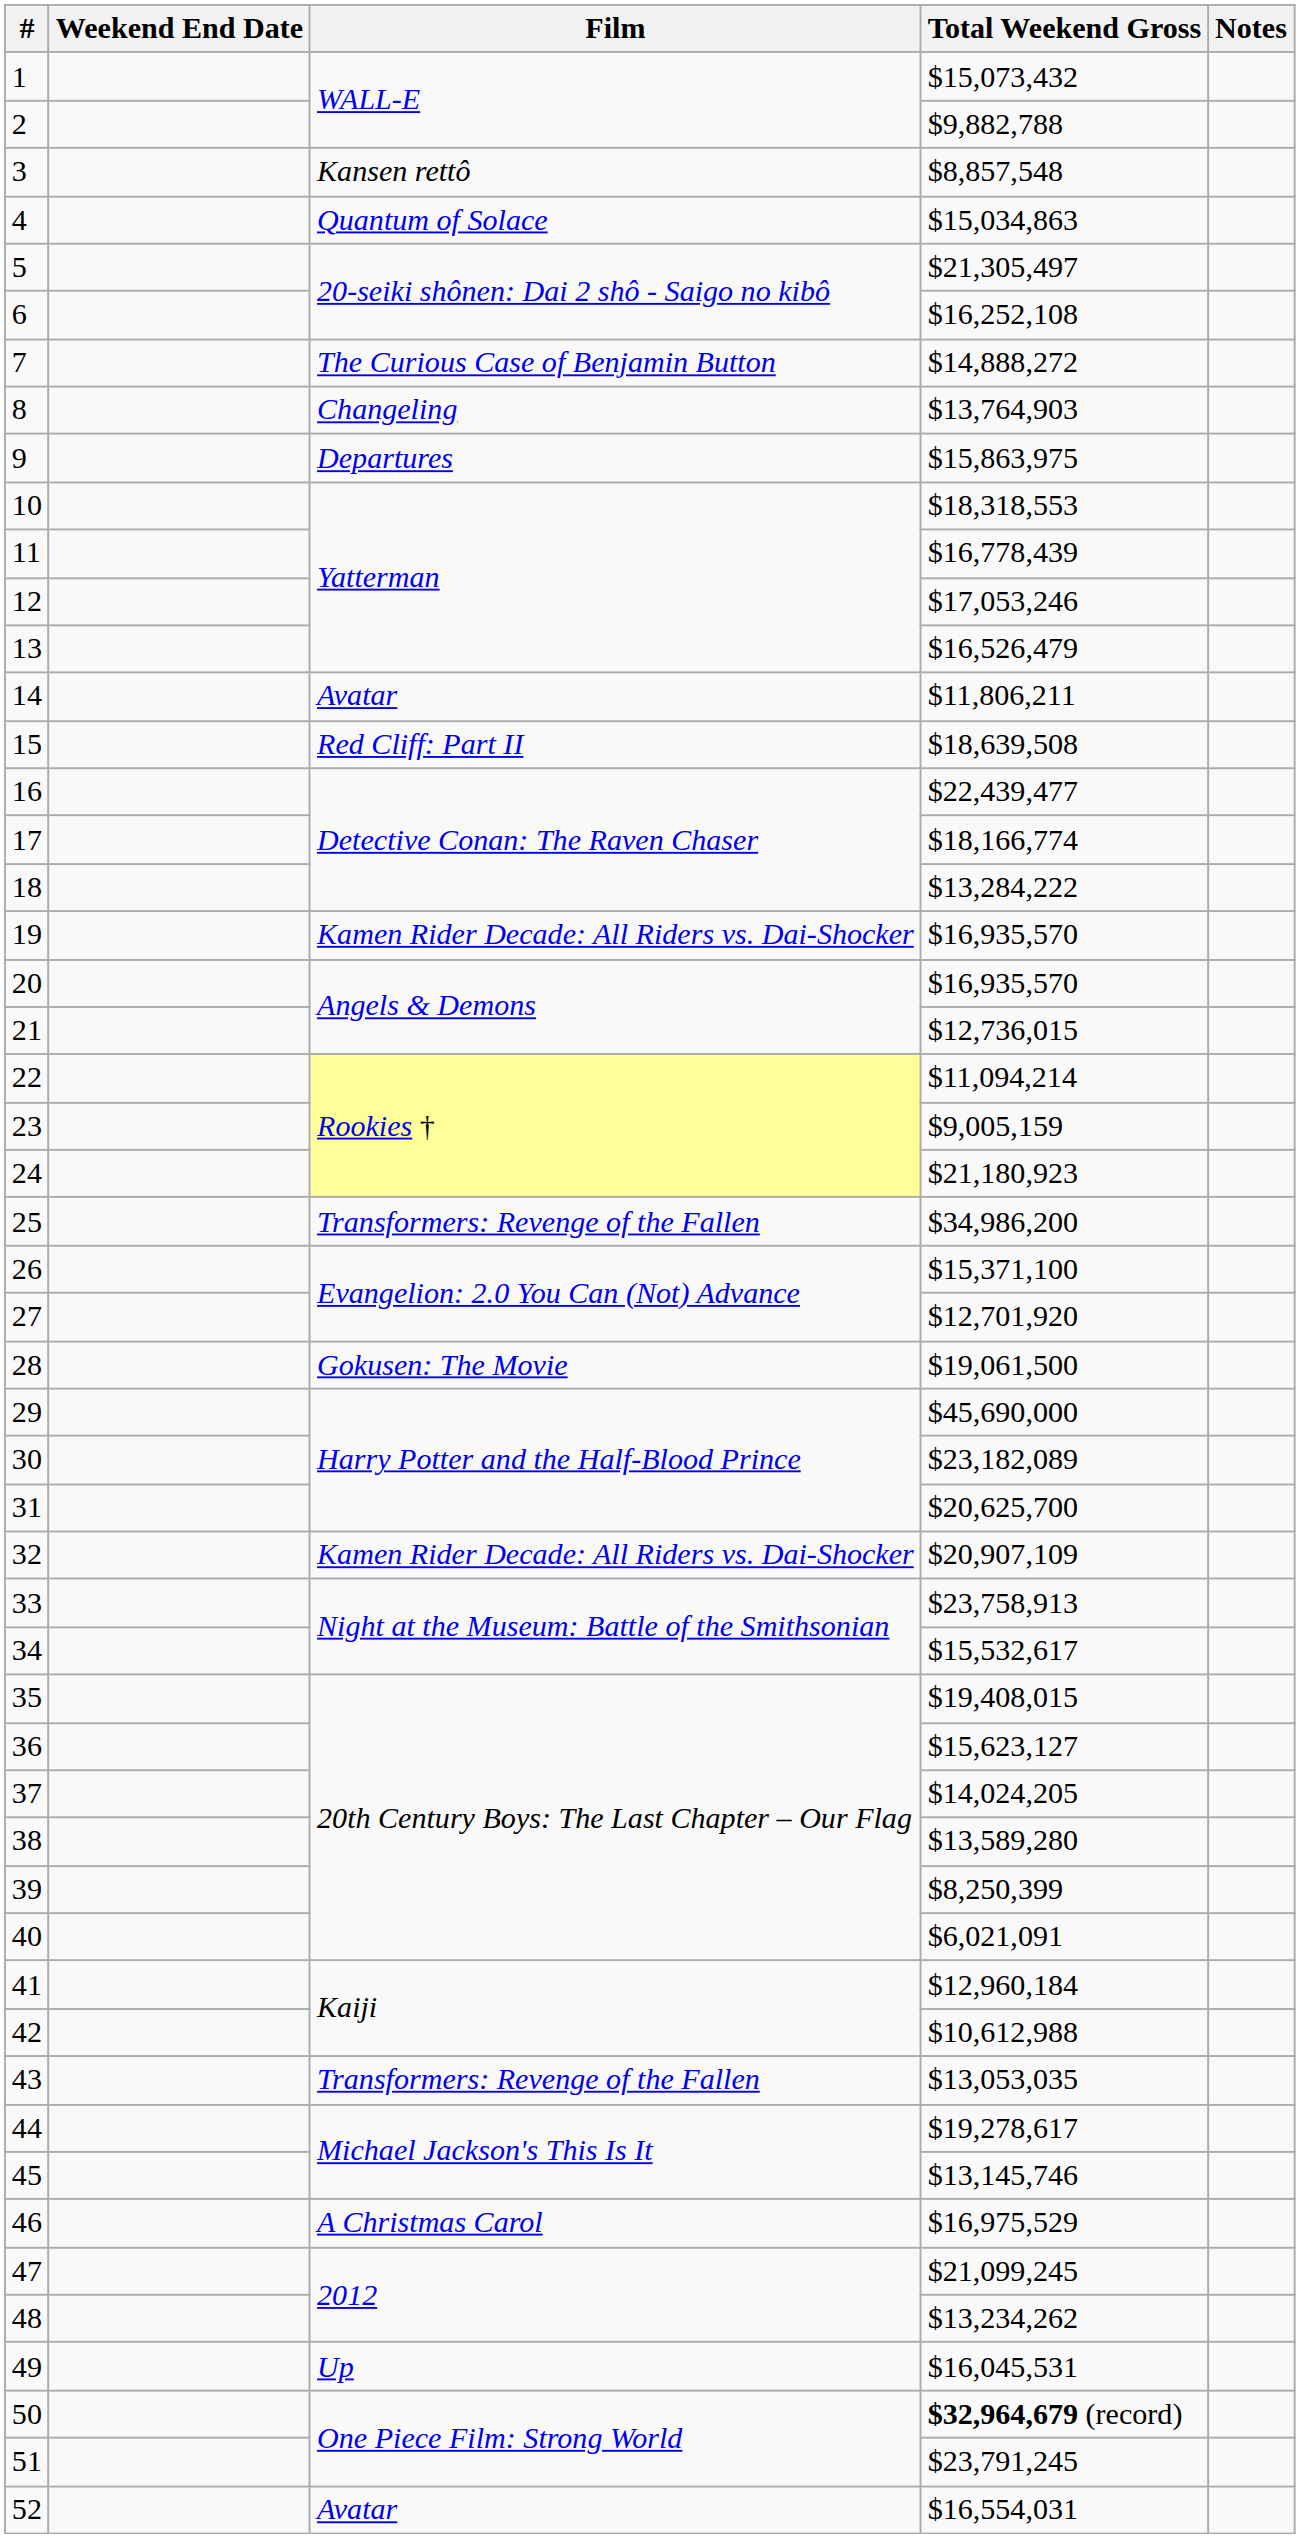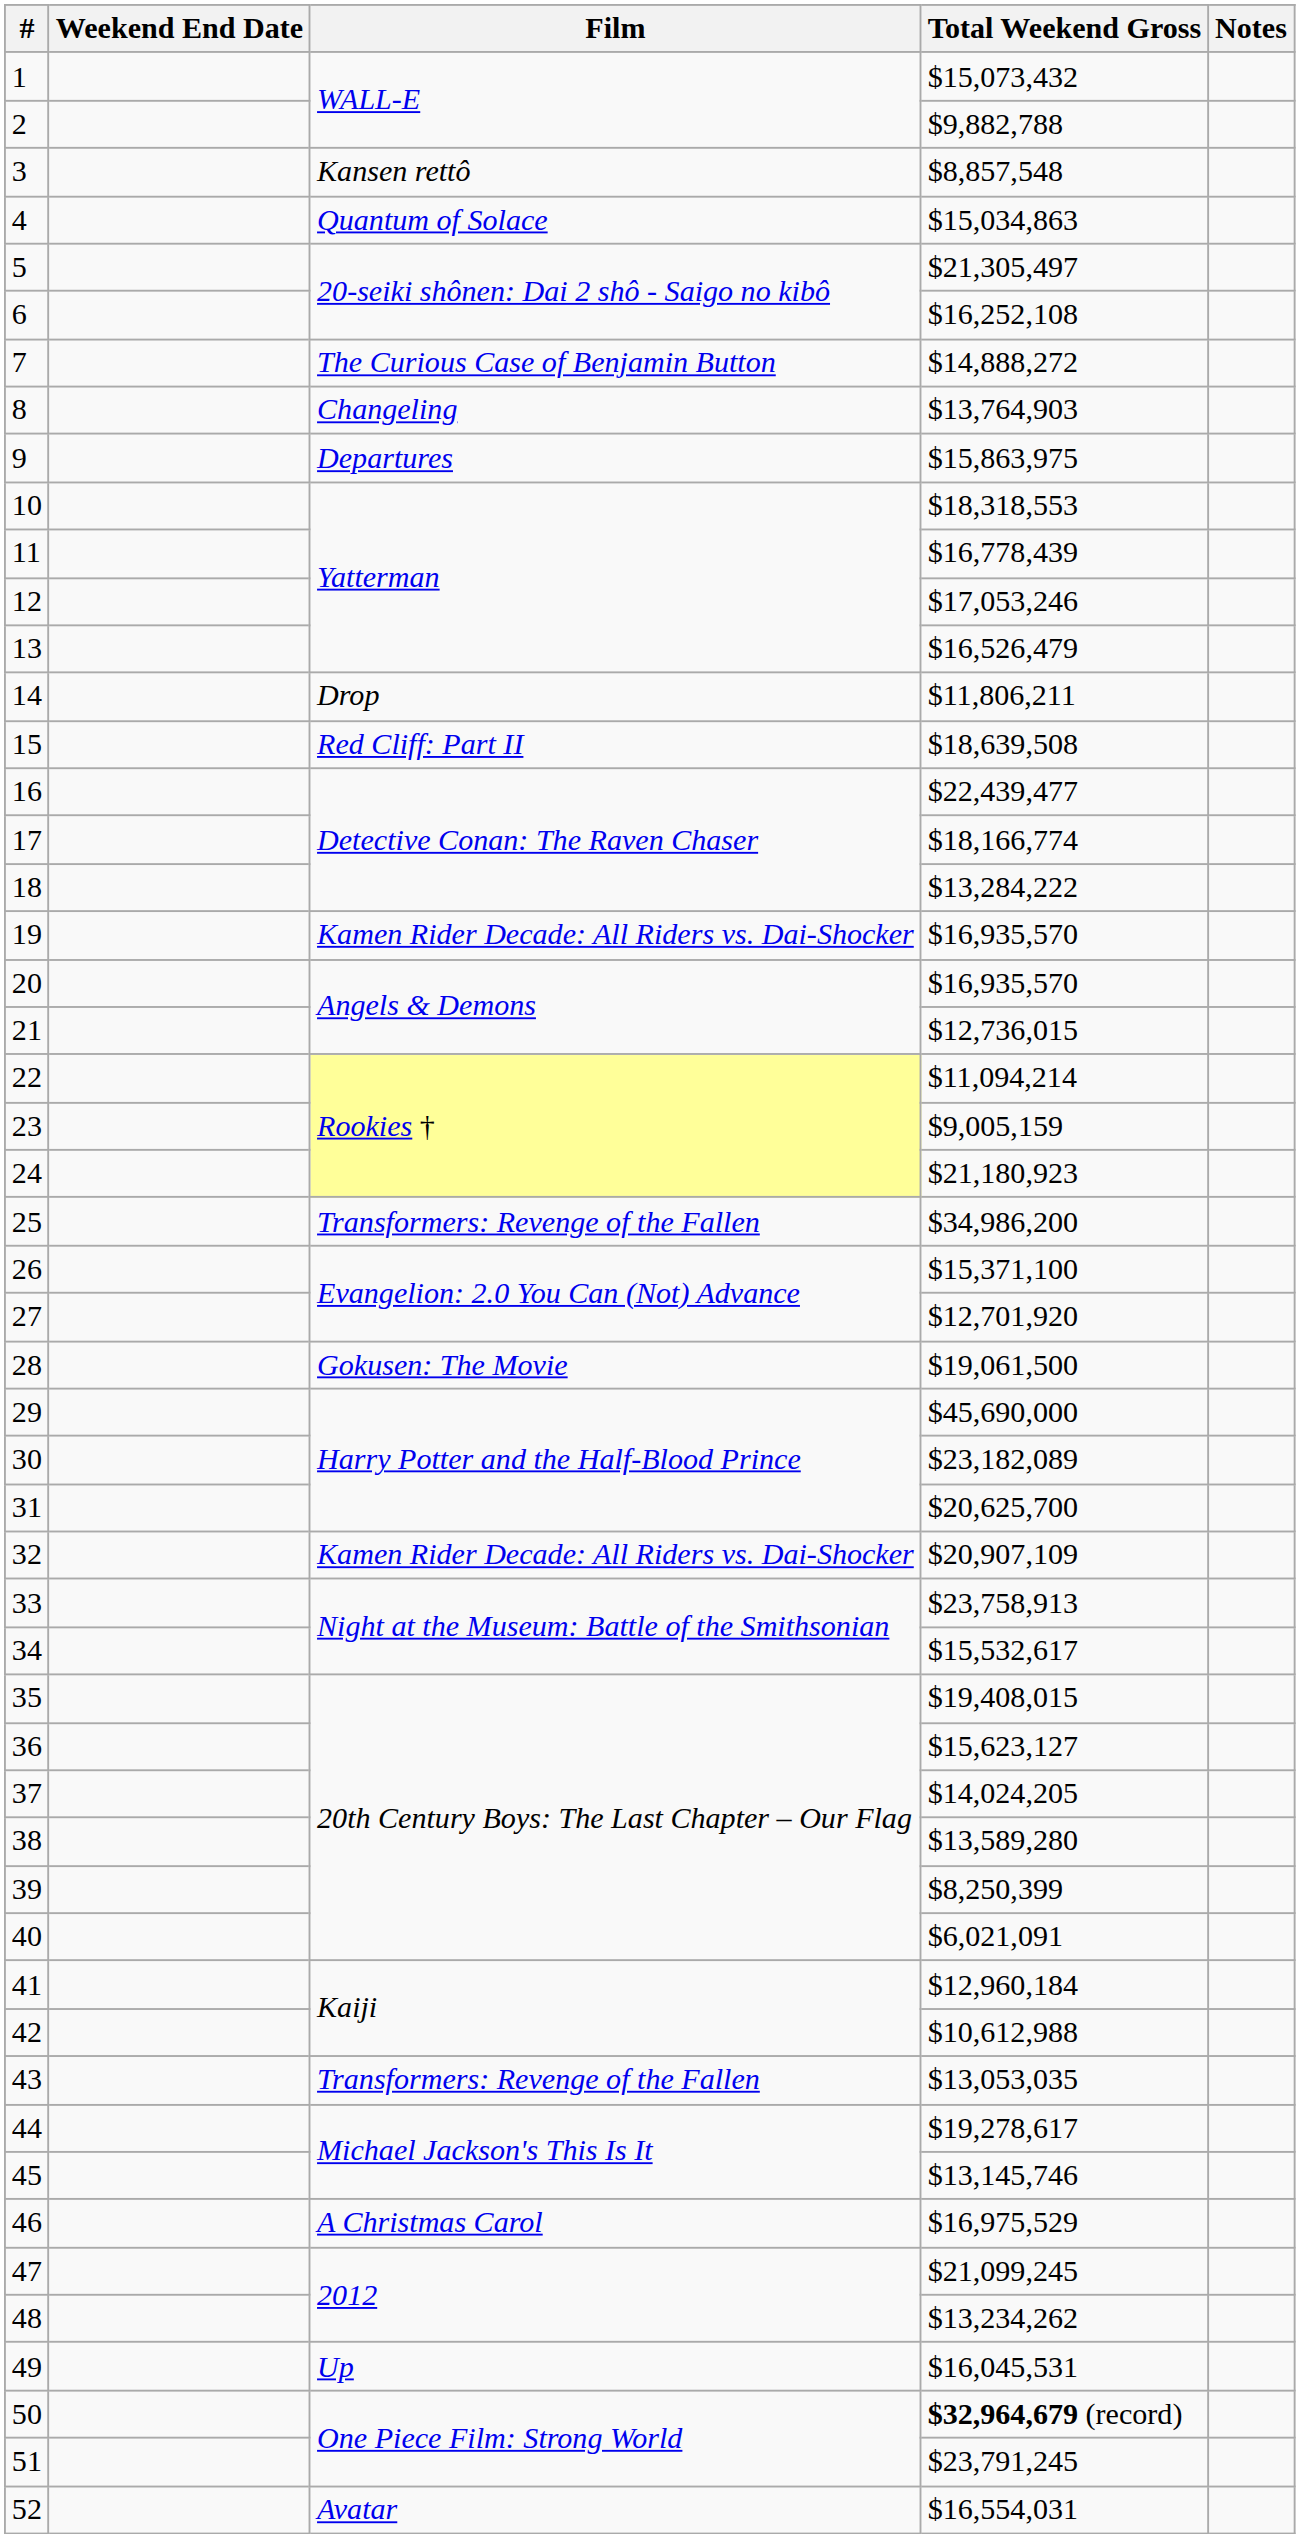(357, 696) Avatar -> (348, 696) Drop
